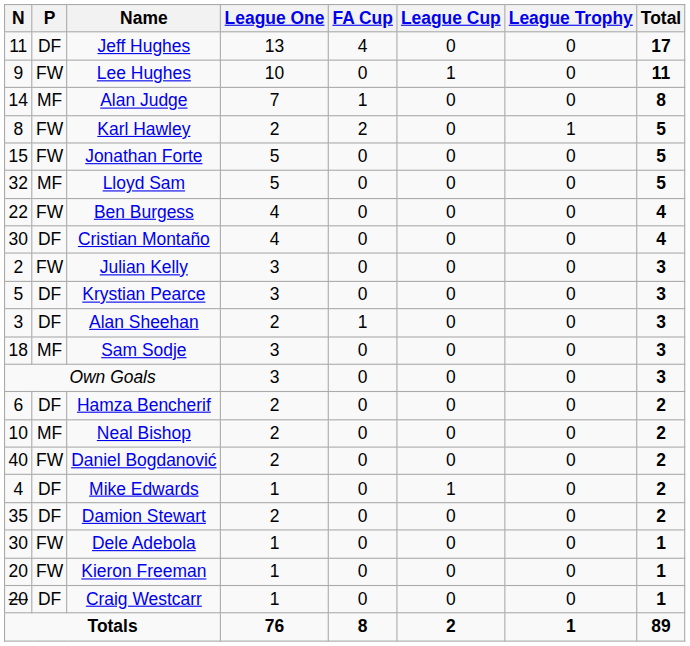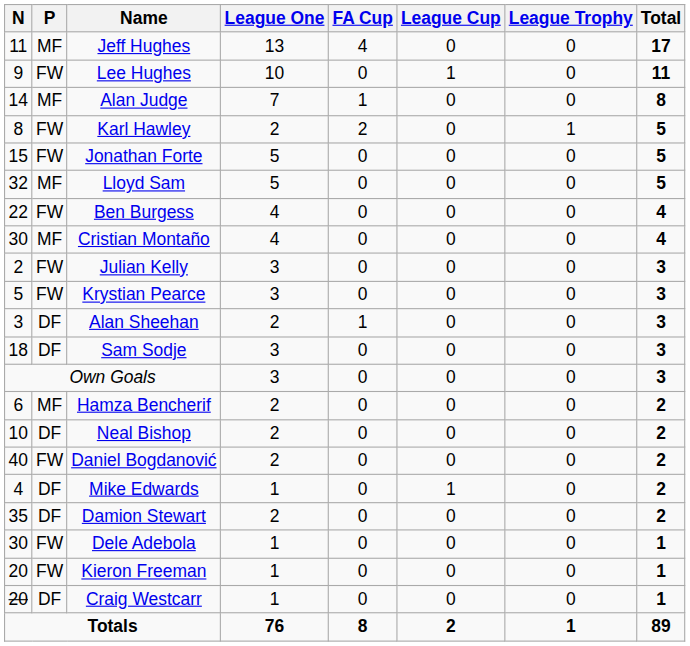(50, 45) DF -> (50, 45) MF
(50, 239) DF -> (50, 239) MF
(50, 294) DF -> (50, 294) FW
(50, 350) MF -> (50, 350) DF
(50, 405) DF -> (50, 405) MF
(50, 433) MF -> (50, 433) DF
